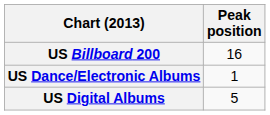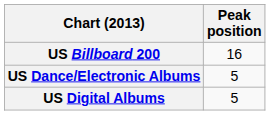(234, 76) 1 -> (234, 76) 5
